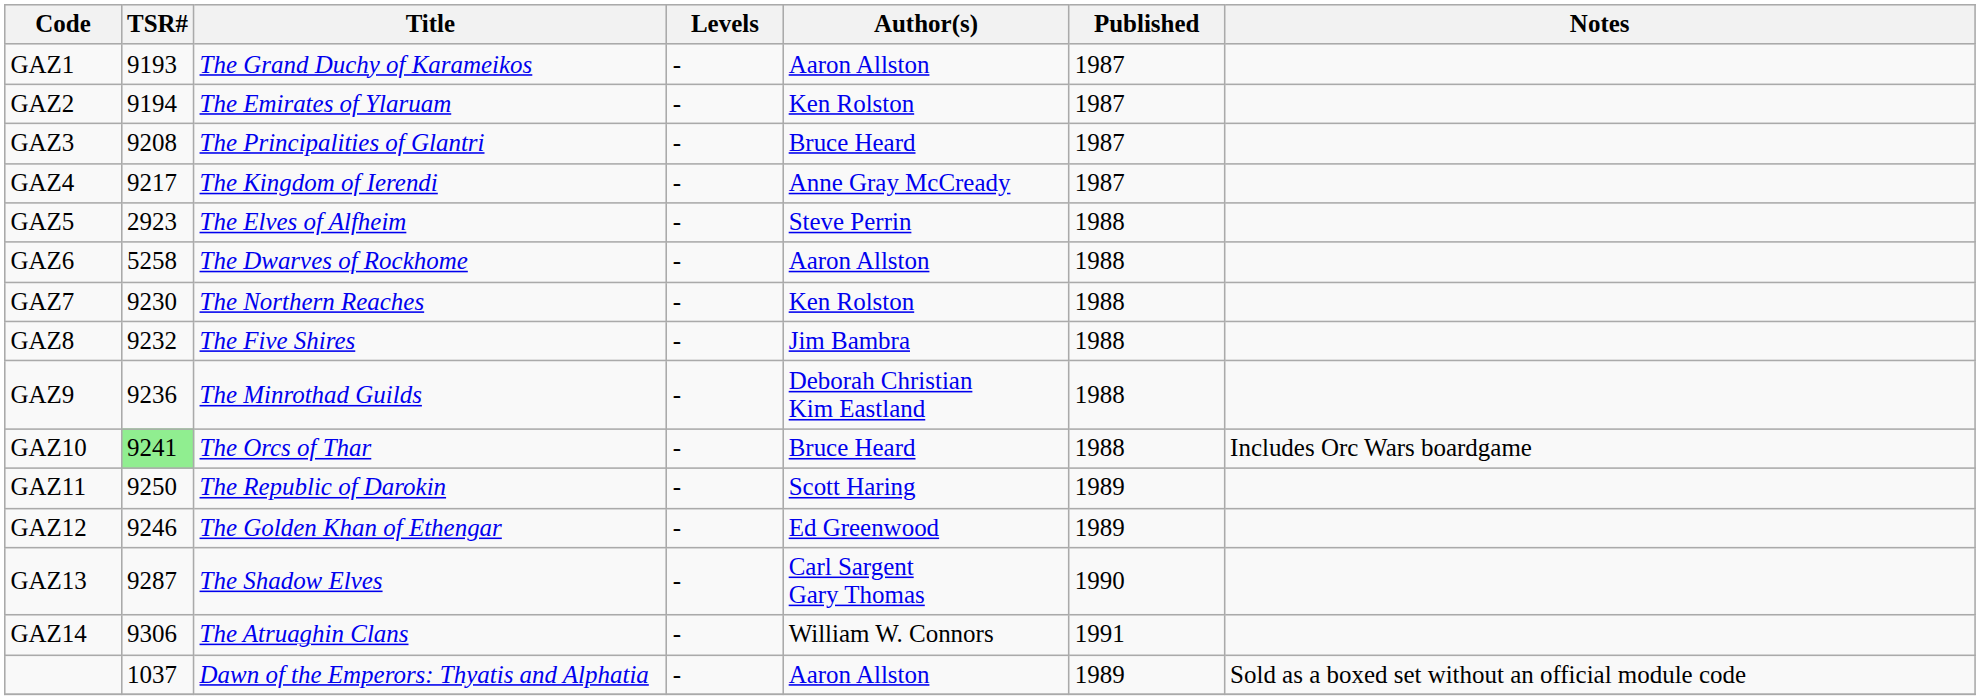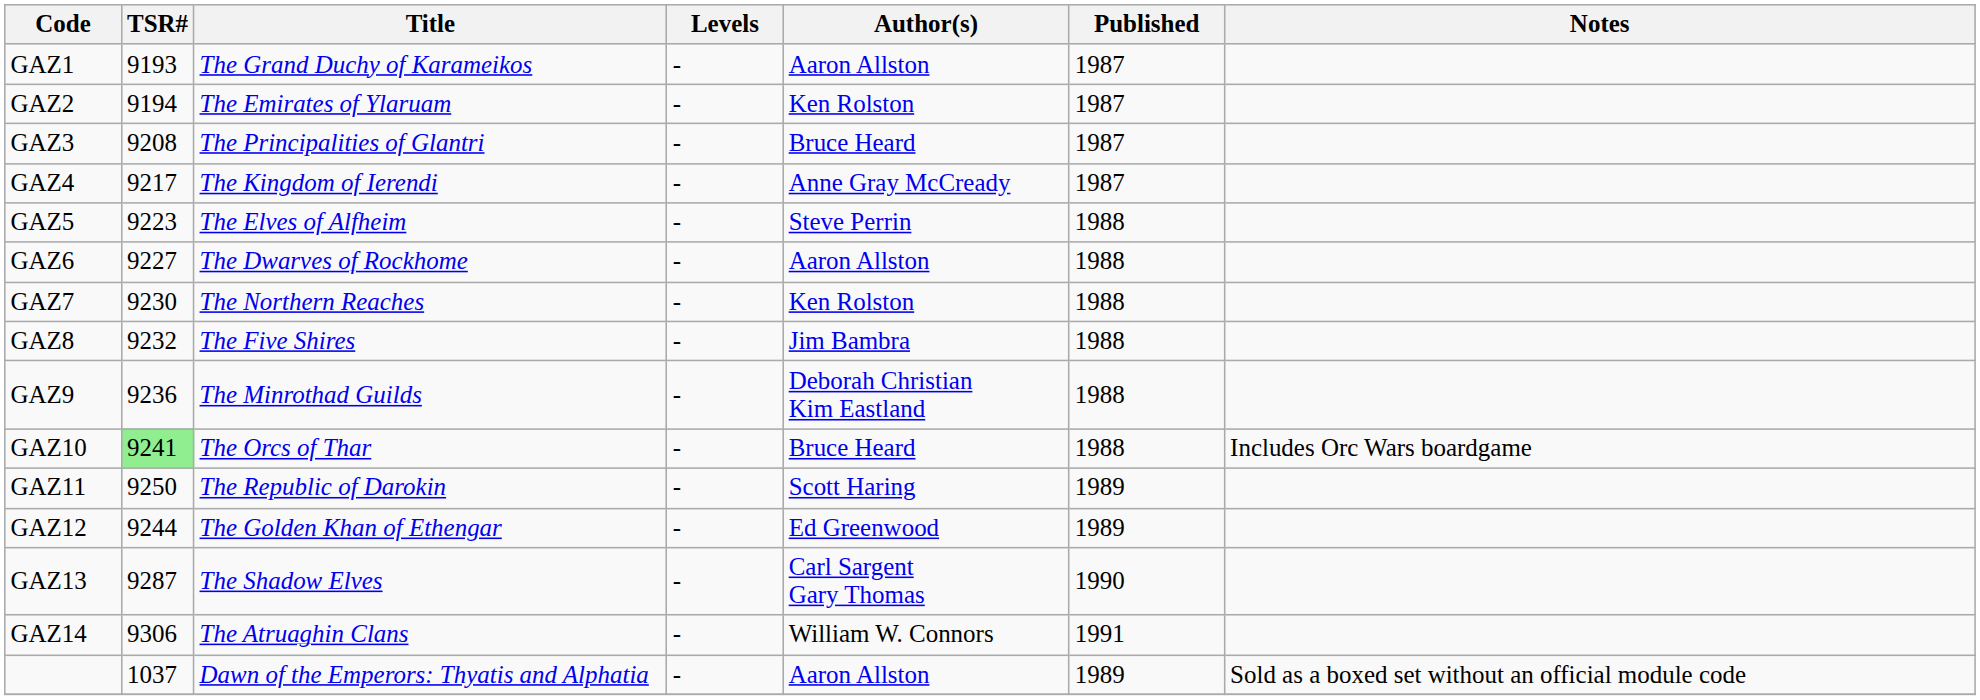(152, 222) 2923 -> (152, 222) 9223
(152, 261) 5258 -> (152, 261) 9227
(152, 527) 9246 -> (152, 527) 9244
